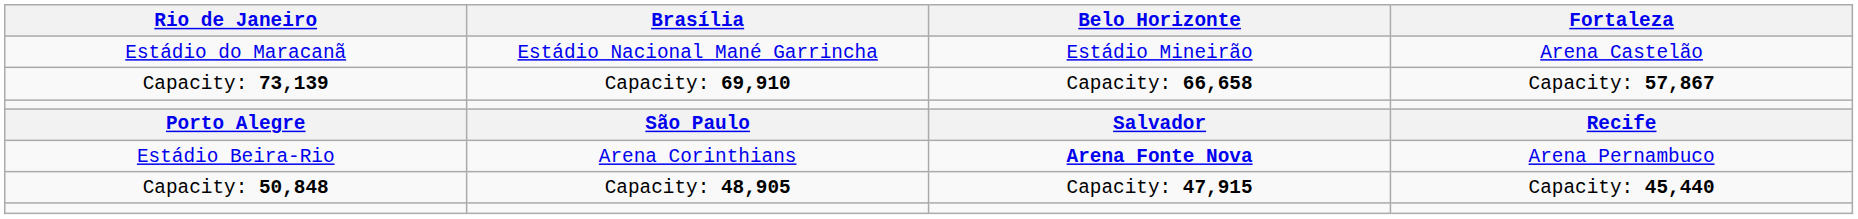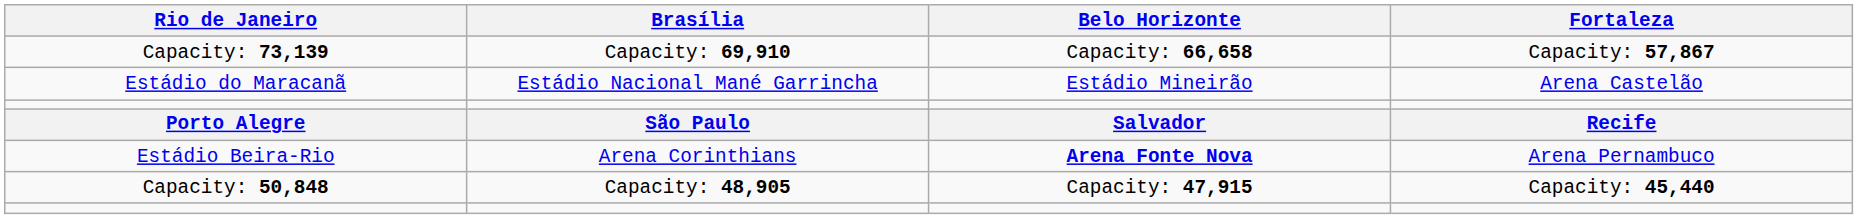rows swapped: (236, 52) <-> (236, 84)
